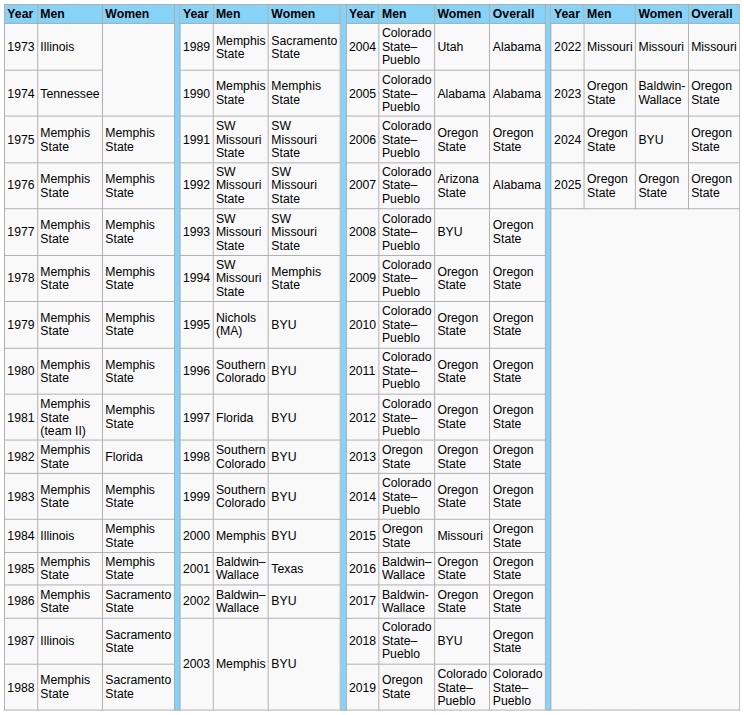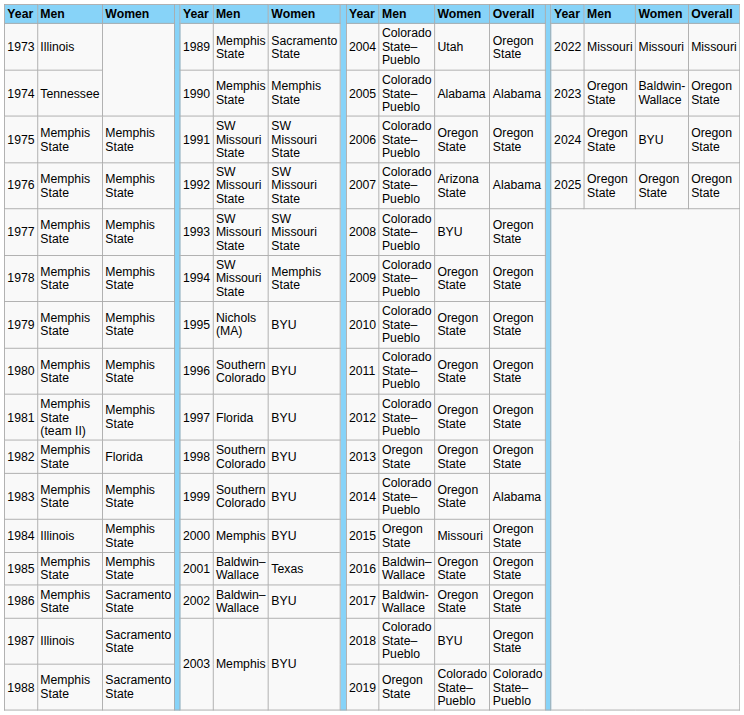(517, 46) Alabama -> (513, 46) Oregon State
(513, 496) Oregon State -> (517, 496) Alabama
